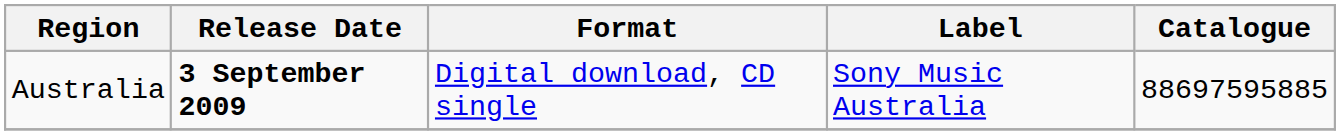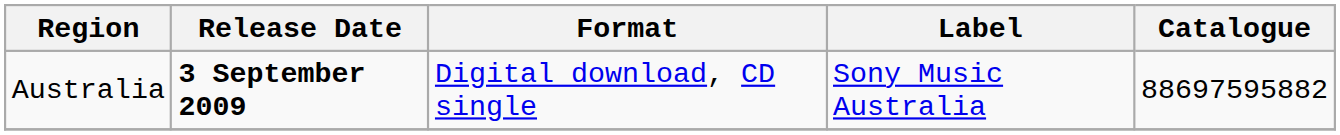(1235, 91) 88697595885 -> (1235, 91) 88697595882
